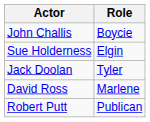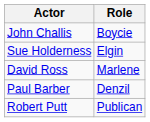- row: (40, 70)
+ row: (38, 88)
